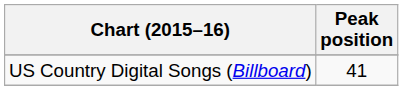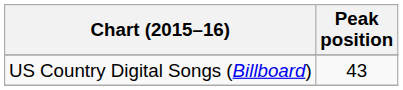(357, 70) 41 -> (357, 70) 43
